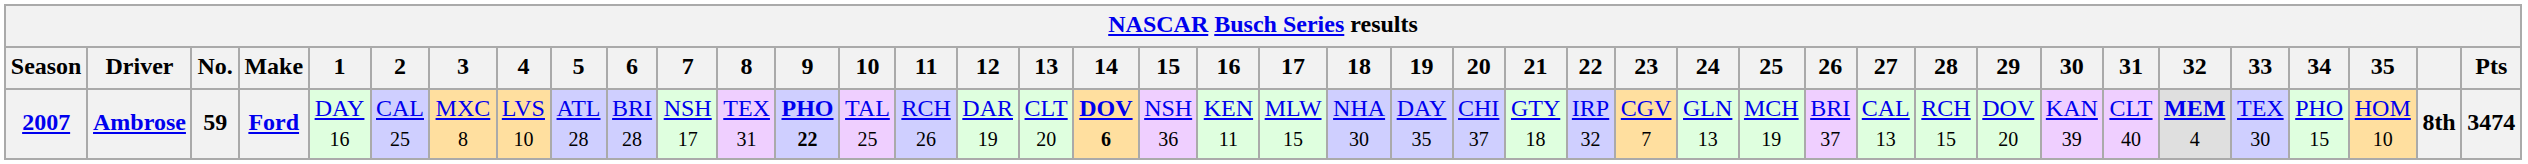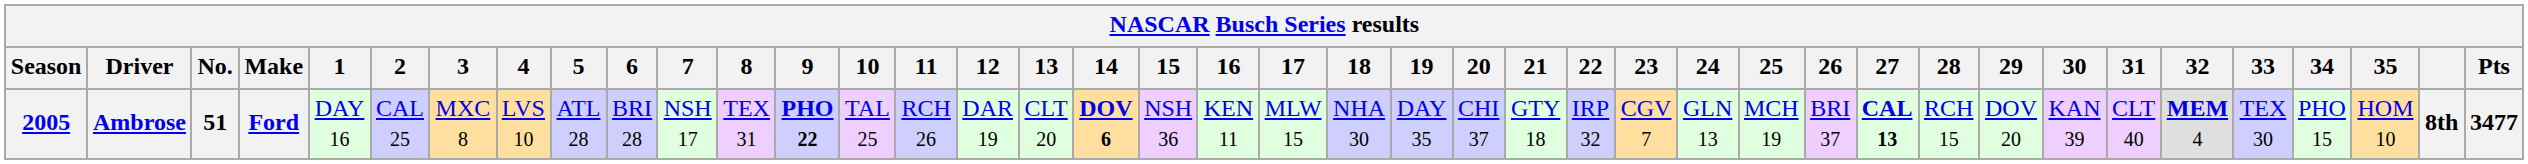(46, 123) 2007 -> (46, 123) 2005
(215, 123) 59 -> (215, 123) 51
(1886, 122) normal -> (1887, 123) bold
(2491, 123) 3474 -> (2494, 123) 3477
